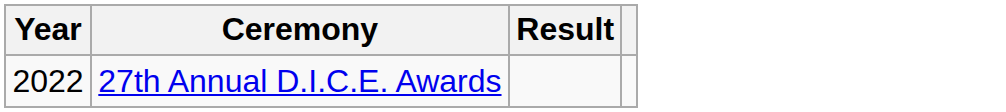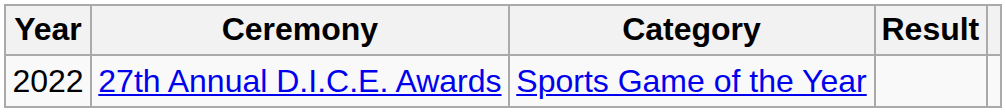+ column: (691, 29)
